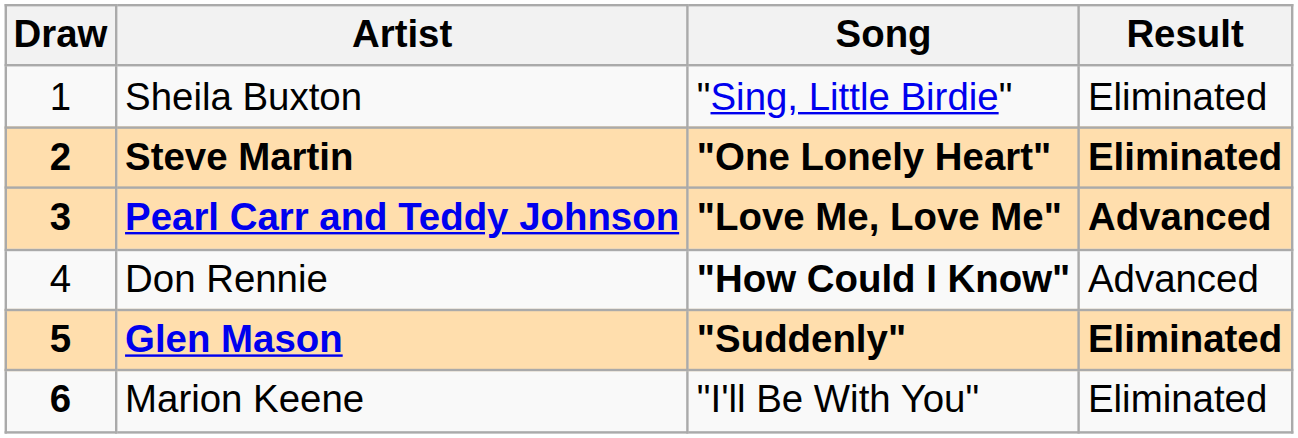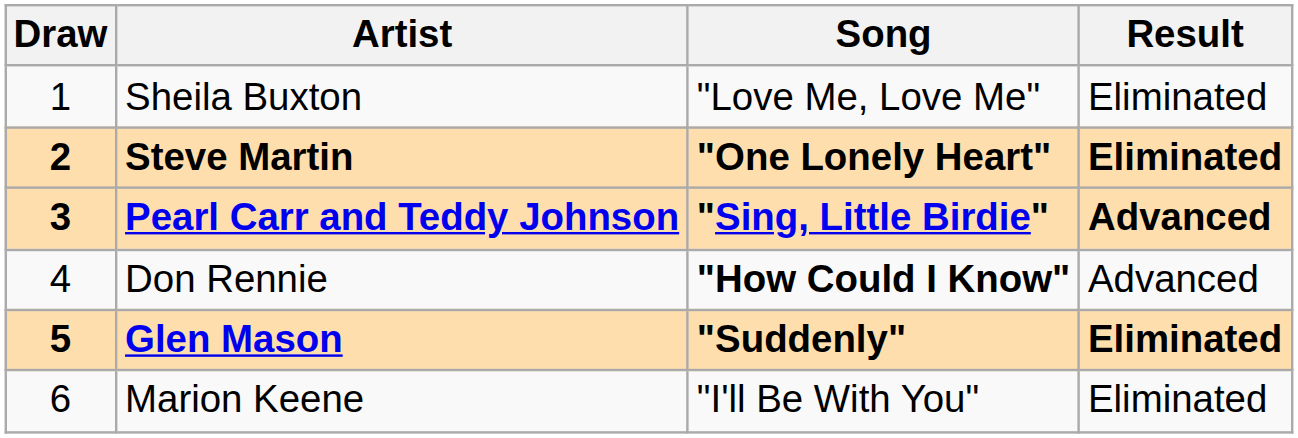(855, 95) "Sing, Little Birdie" -> (868, 95) "Love Me, Love Me"
(879, 217) "Love Me, Love Me" -> (873, 217) "Sing, Little Birdie"
(60, 400) bold -> (60, 400) normal
